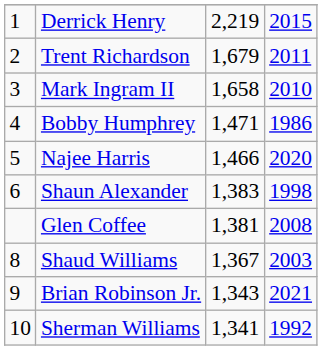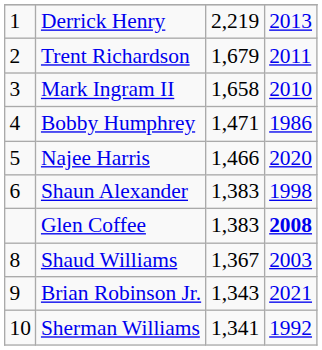(291, 21) 2015 -> (291, 21) 2013
(235, 225) 1,381 -> (235, 225) 1,383
(291, 225) normal -> (291, 225) bold
